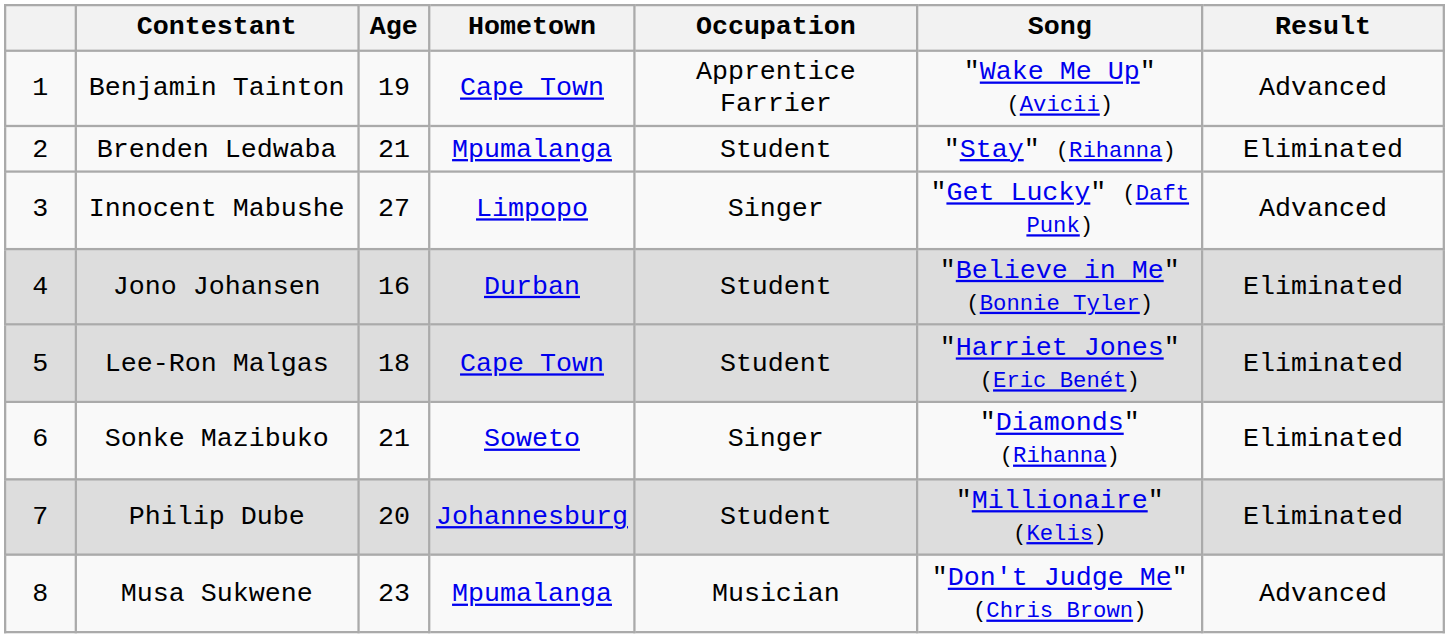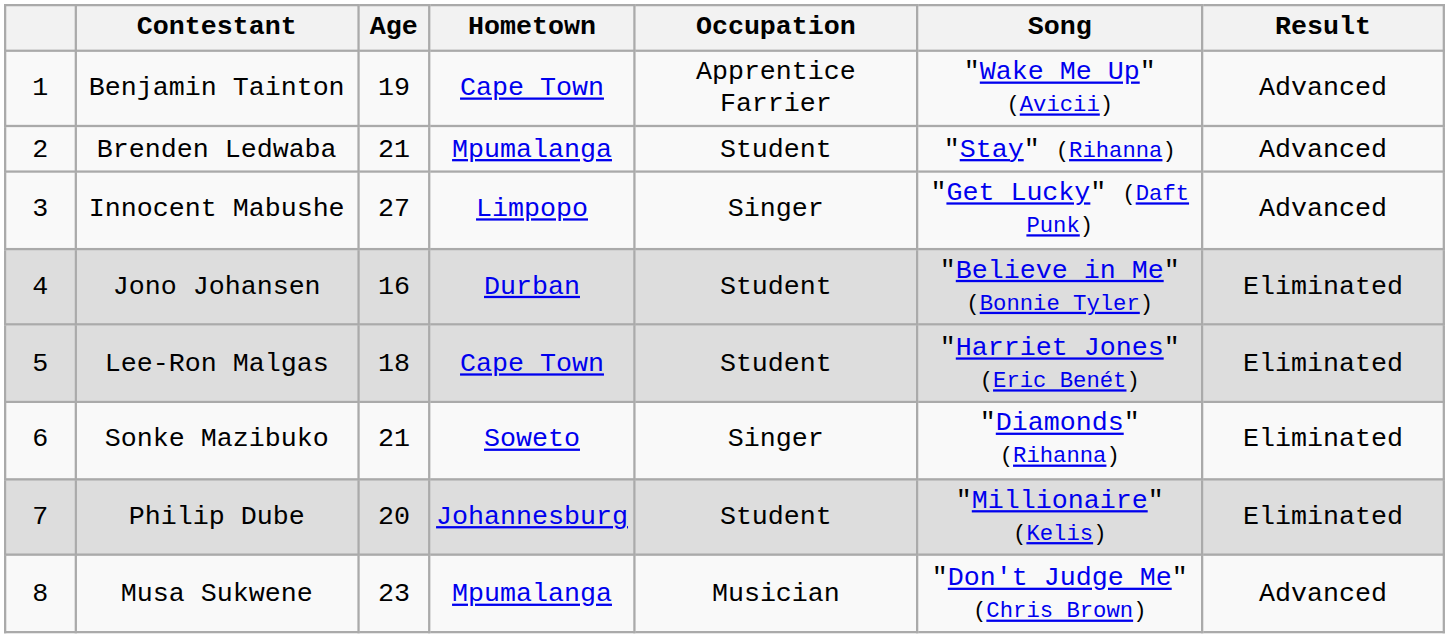(1323, 149) Eliminated -> (1323, 149) Advanced
